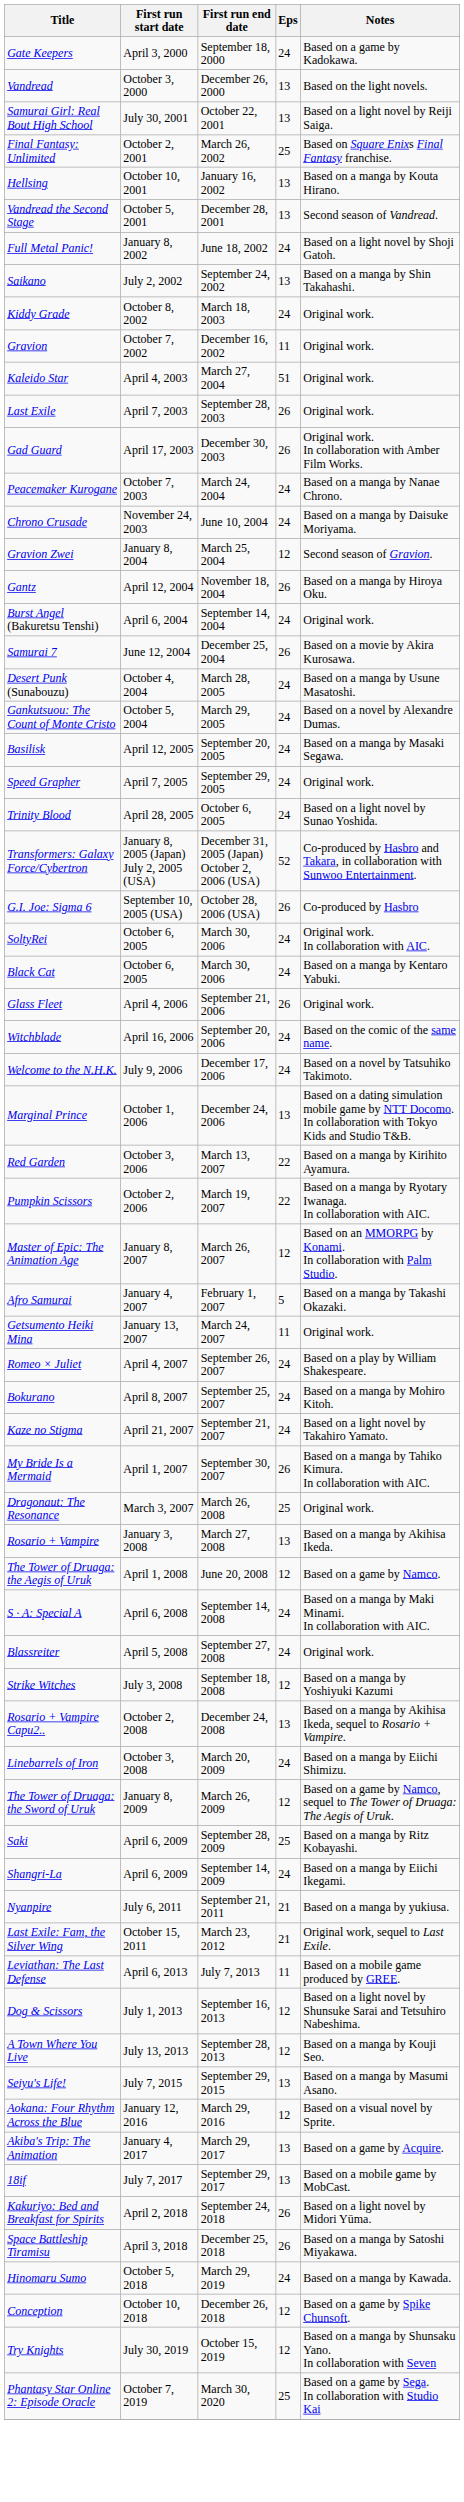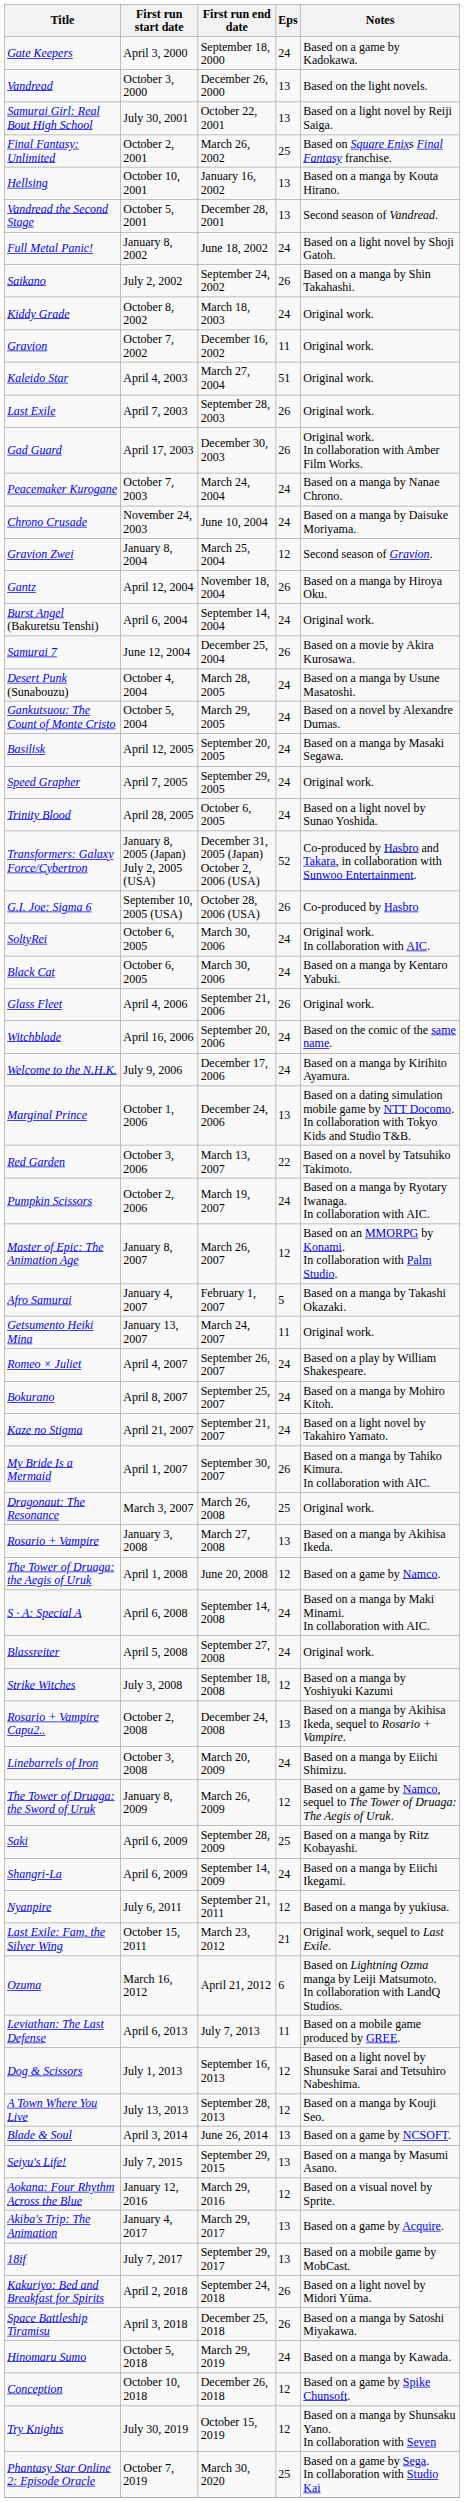(284, 281) 13 -> (284, 281) 26
(377, 1069) Based on a novel by Tatsuhiko Takimoto. -> (375, 1069) Based on a manga by Kirihito Ayamura.
(375, 1161) Based on a manga by Kirihito Ayamura. -> (377, 1161) Based on a novel by Tatsuhiko Takimoto.
(284, 1201) 22 -> (284, 1201) 24
(284, 1906) 21 -> (284, 1906) 12
+ row: (24, 1985)
+ row: (39, 2135)
